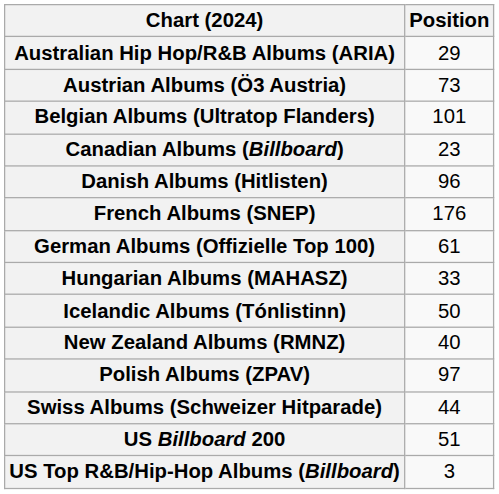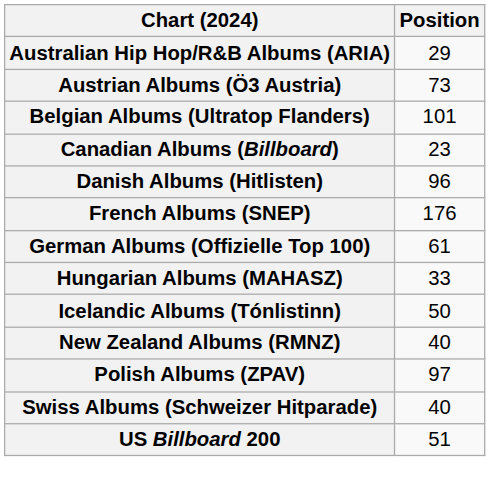(449, 407) 44 -> (440, 407) 40
- row: (205, 471)
